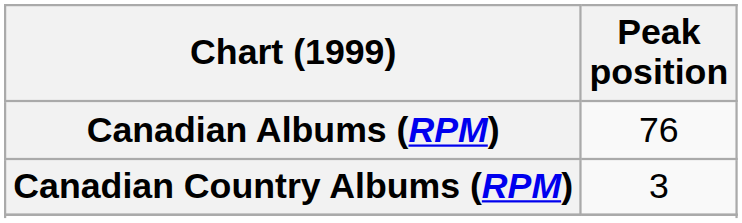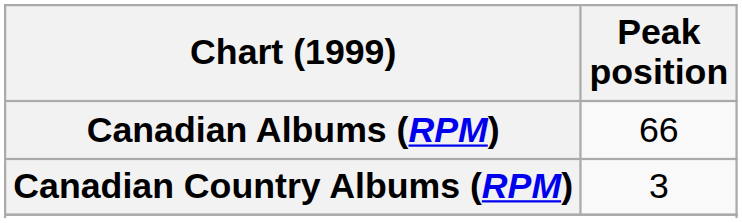(659, 129) 76 -> (659, 129) 66
